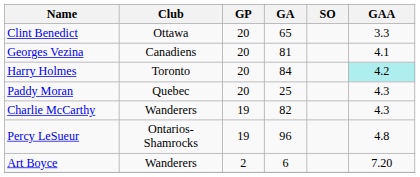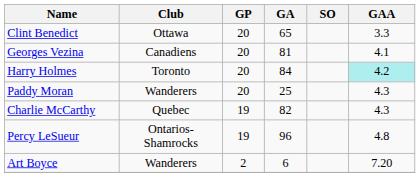(171, 91) Quebec -> (171, 91) Wanderers
(171, 110) Wanderers -> (171, 110) Quebec
